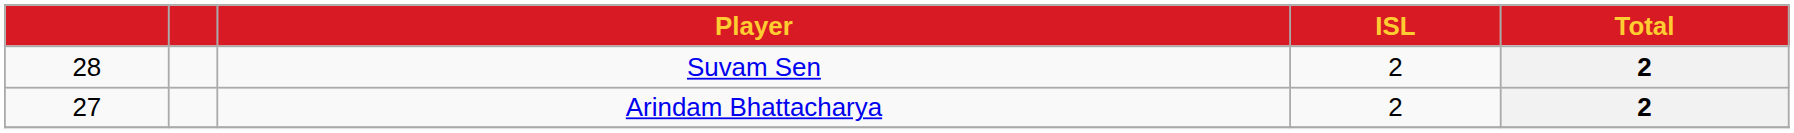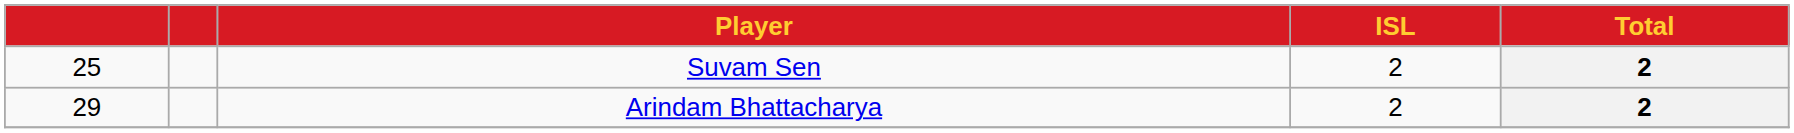(87, 67) 28 -> (87, 67) 25
(87, 108) 27 -> (87, 108) 29
